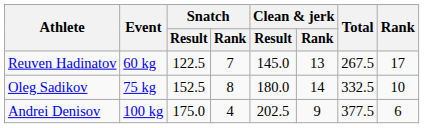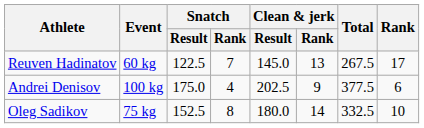rows swapped: (48, 87) <-> (54, 111)
